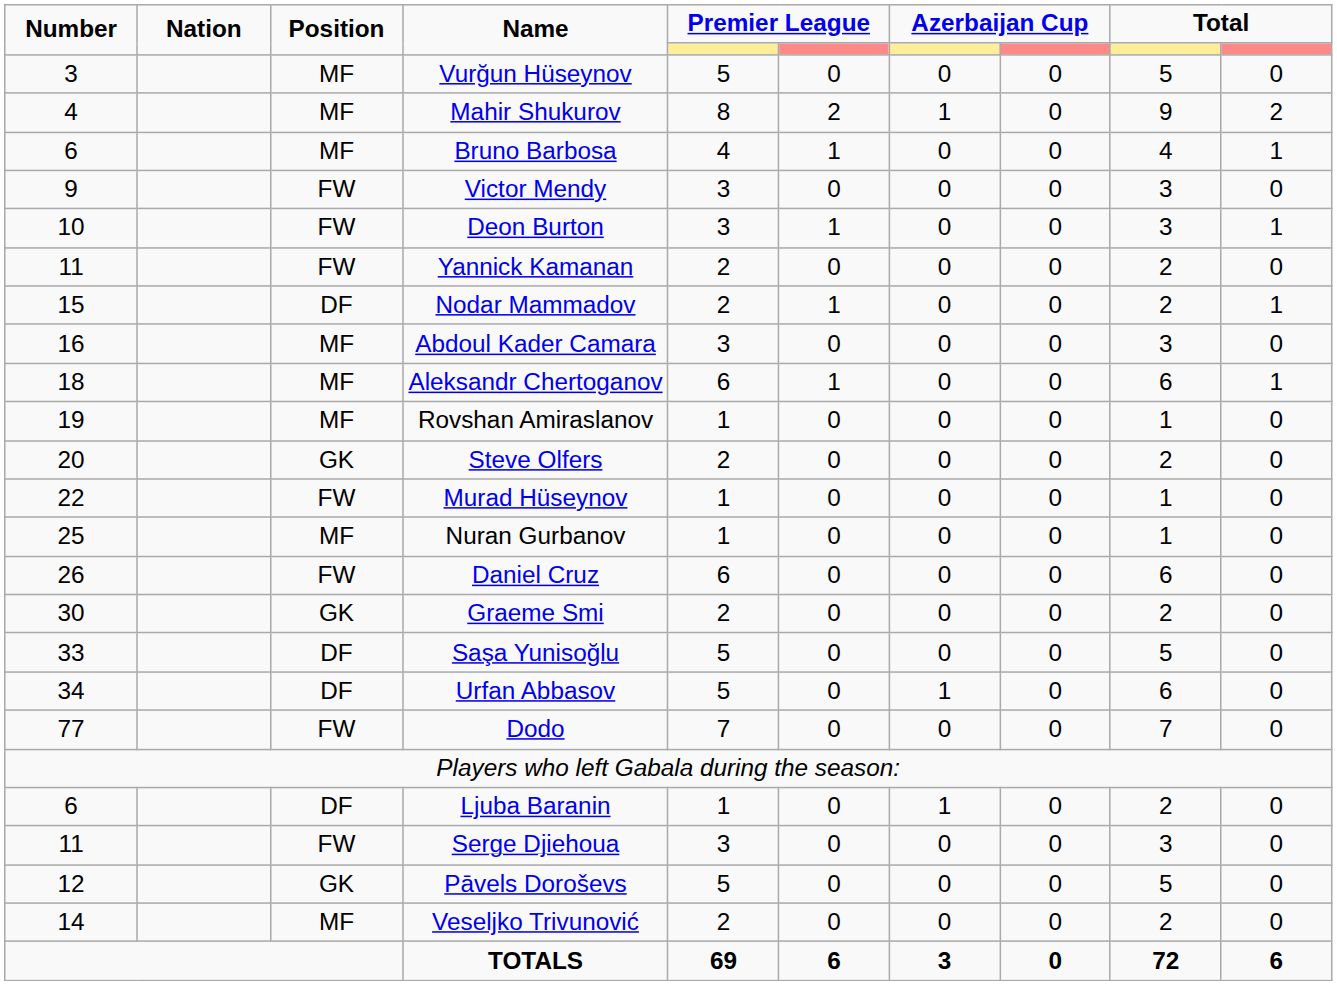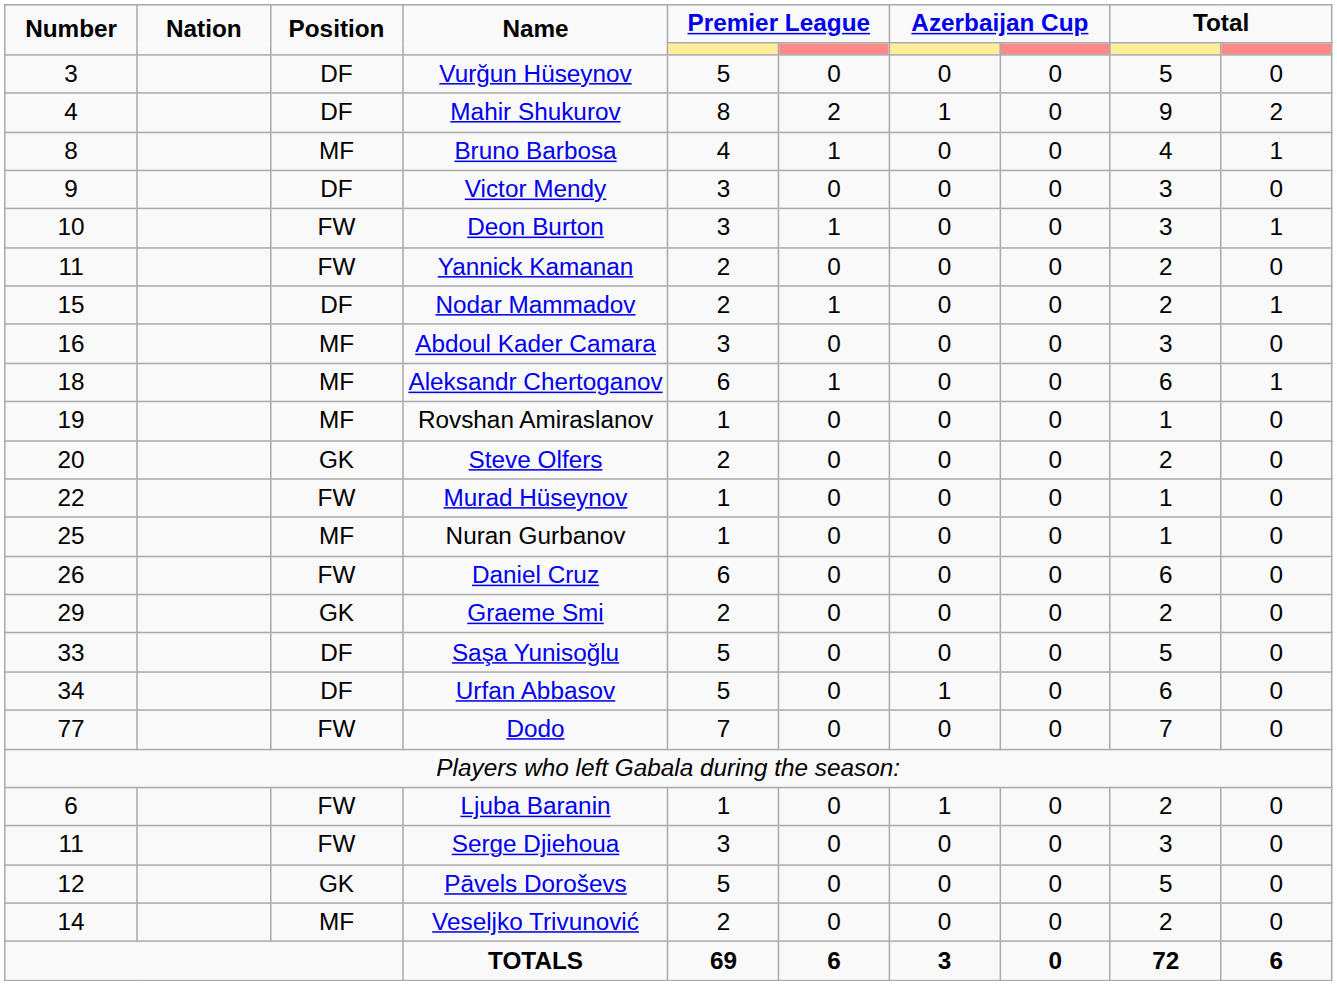(336, 73) MF -> (336, 73) DF
(336, 112) MF -> (336, 112) DF
(71, 150) 6 -> (71, 150) 8
(336, 189) FW -> (336, 189) DF
(71, 613) 30 -> (71, 613) 29
(336, 806) DF -> (336, 806) FW
